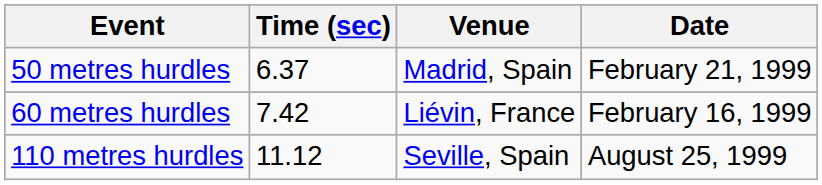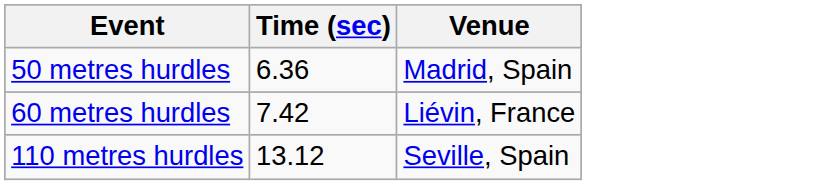- column: (700, 26)
(283, 69) 6.37 -> (283, 69) 6.36
(289, 156) 11.12 -> (290, 156) 13.12
